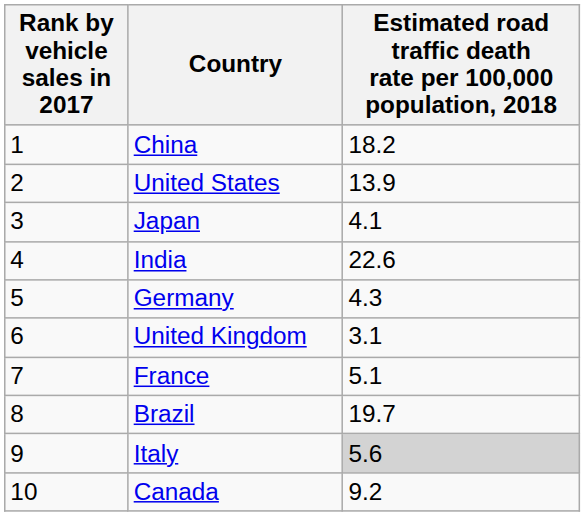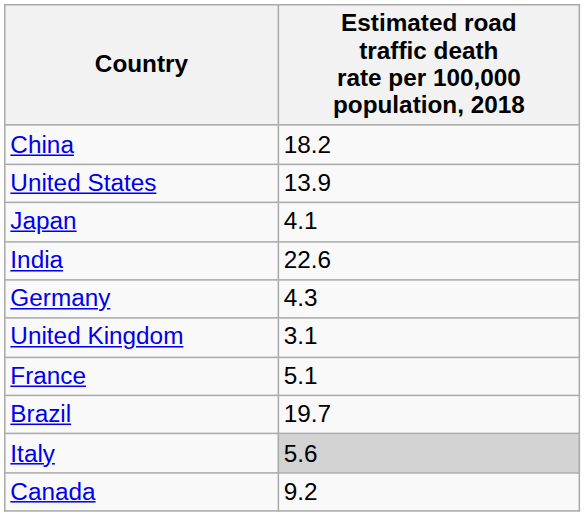- column: (66, 64)
